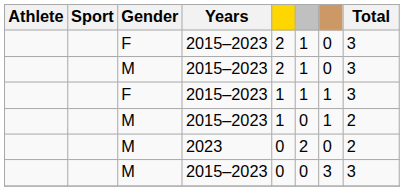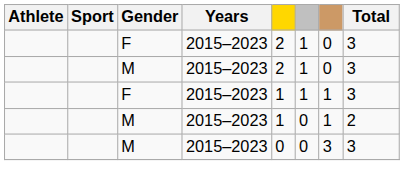- row: (128, 146)
